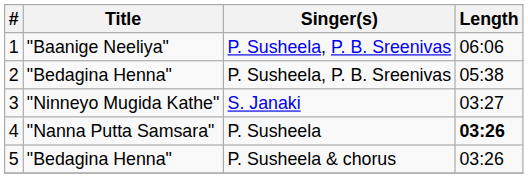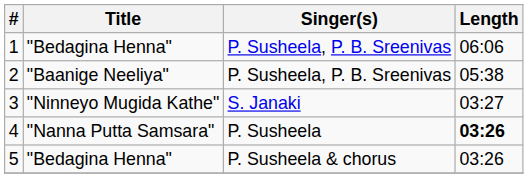(98, 47) "Baanige Neeliya" -> (99, 47) "Bedagina Henna"
(99, 75) "Bedagina Henna" -> (98, 75) "Baanige Neeliya"
